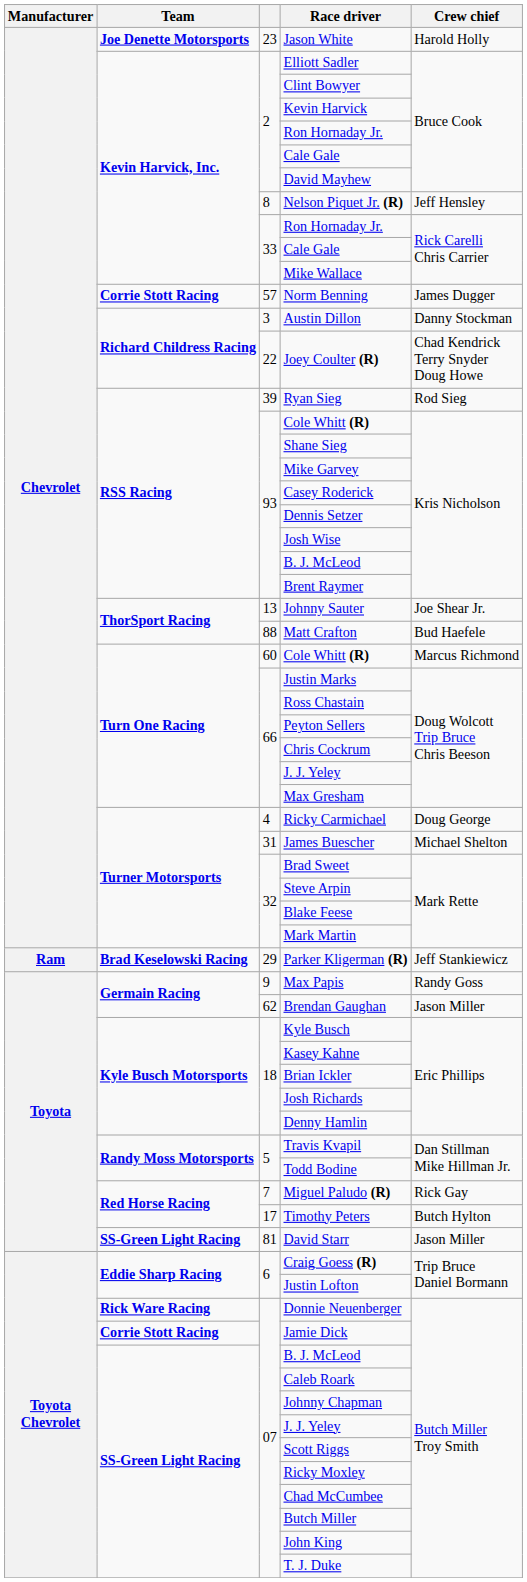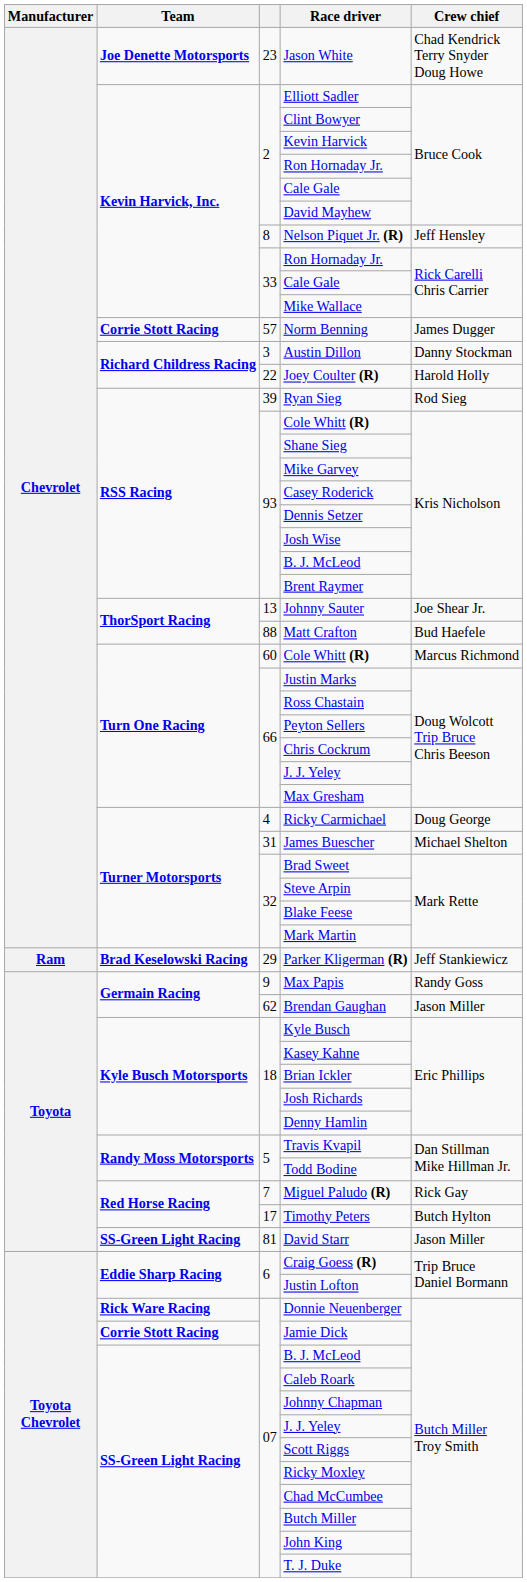(452, 39) Harold Holly -> (457, 55) Chad Kendrick Terry Snyder Doug Howe
(457, 359) Chad Kendrick Terry Snyder Doug Howe -> (452, 375) Harold Holly
